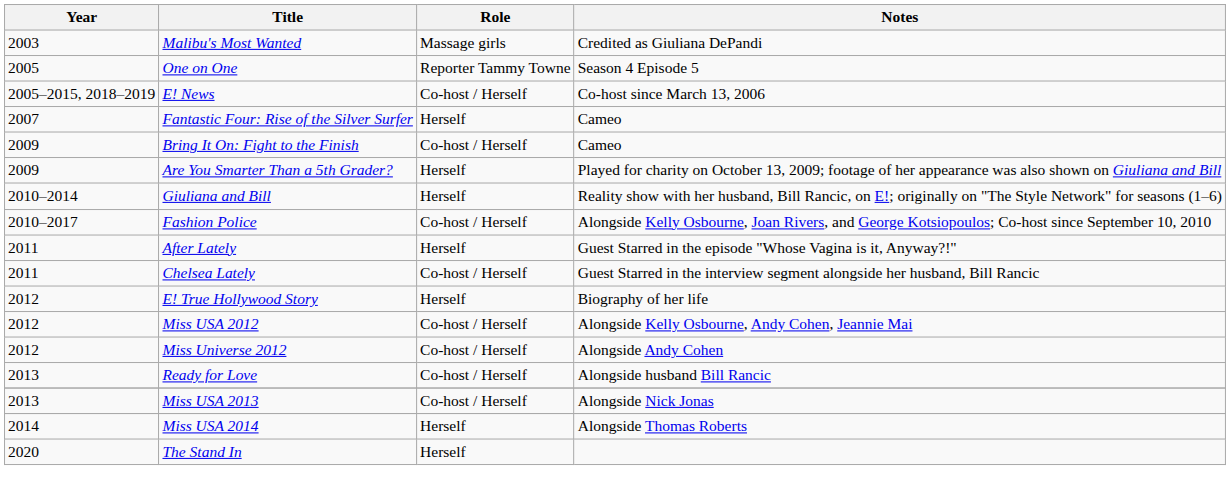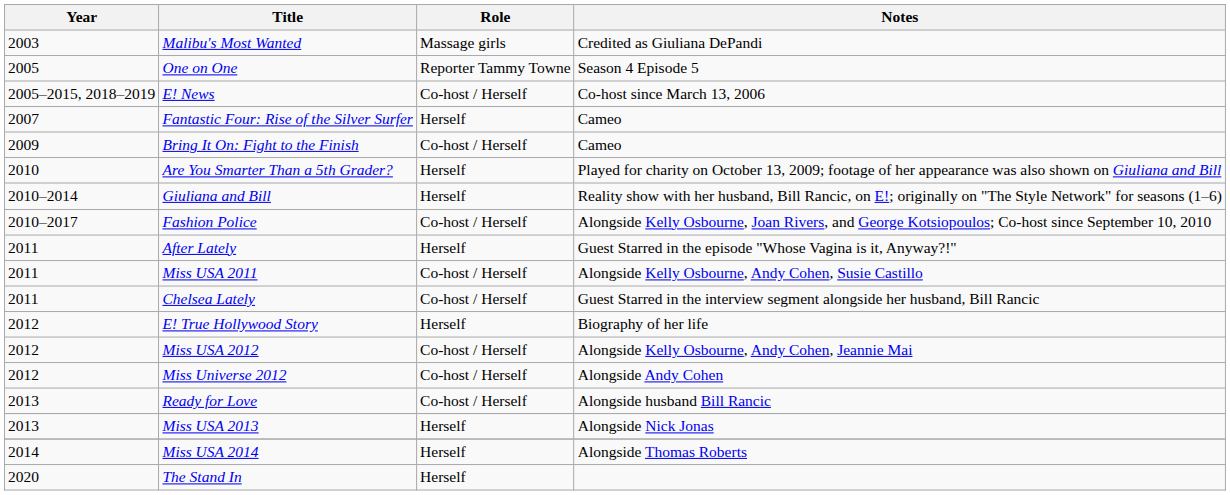(24, 170) 2009 -> (24, 170) 2010
+ row: (210, 273)
(473, 400) Co-host / Herself -> (443, 426) Herself
